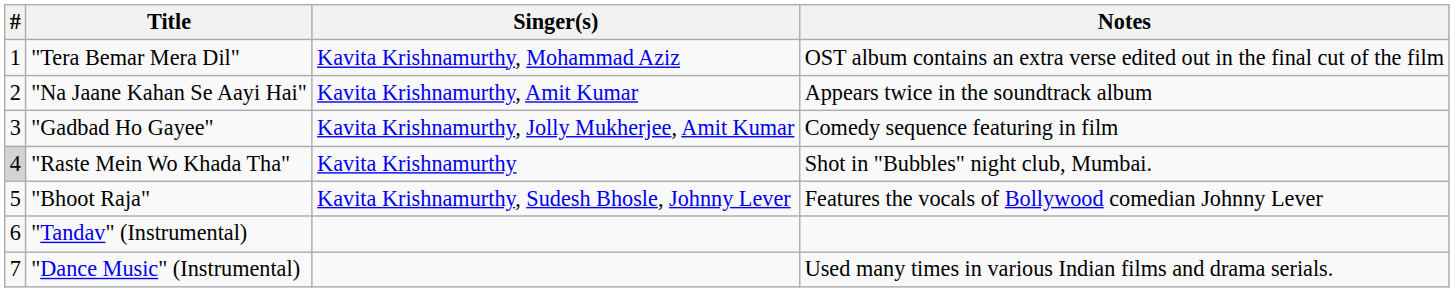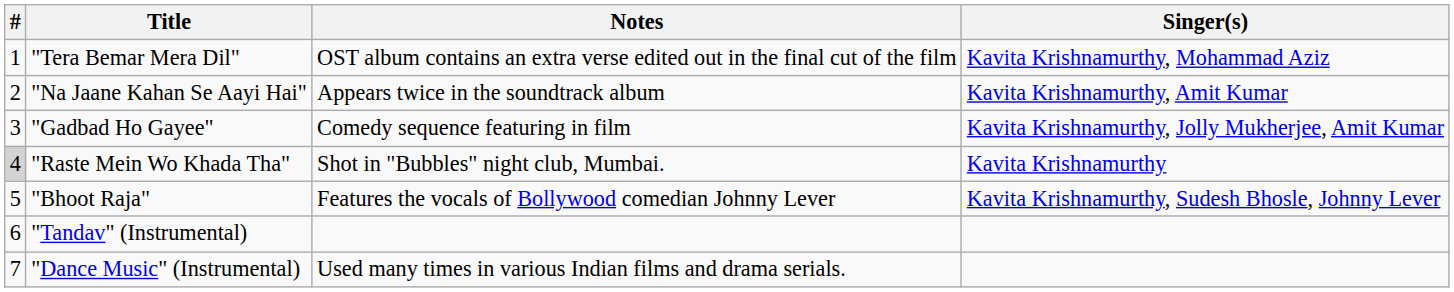columns swapped: (556, 22) <-> (1124, 22)
